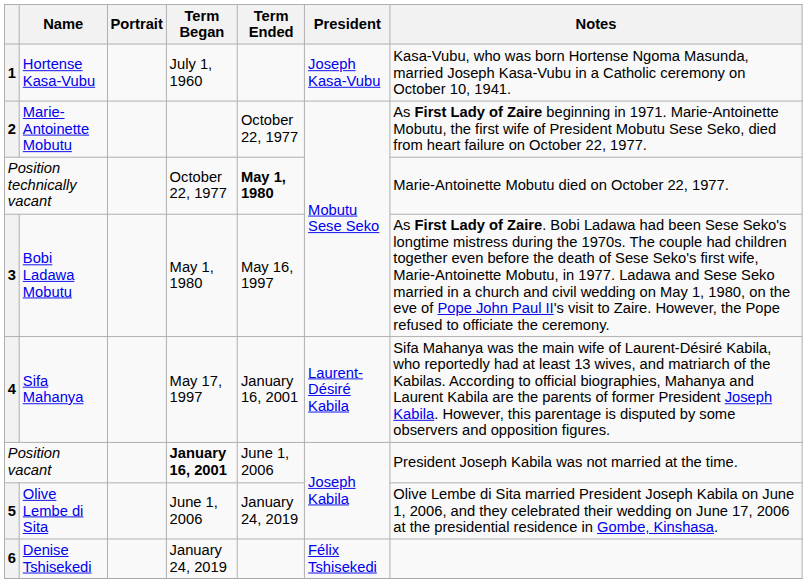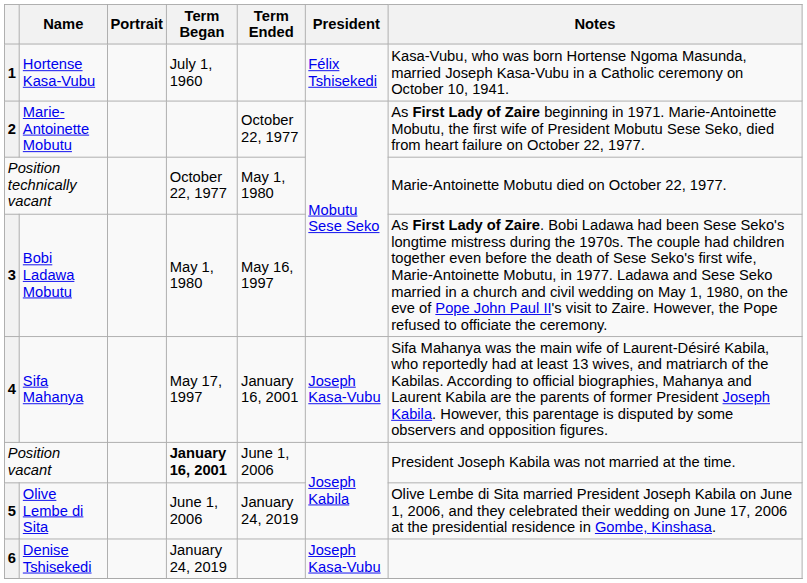(344, 72) Joseph Kasa-Vubu -> (343, 72) Félix Tshisekedi
(263, 185) bold -> (263, 185) normal
(336, 389) Laurent-Désiré Kabila -> (344, 389) Joseph Kasa-Vubu
(342, 558) Félix Tshisekedi -> (344, 558) Joseph Kasa-Vubu
